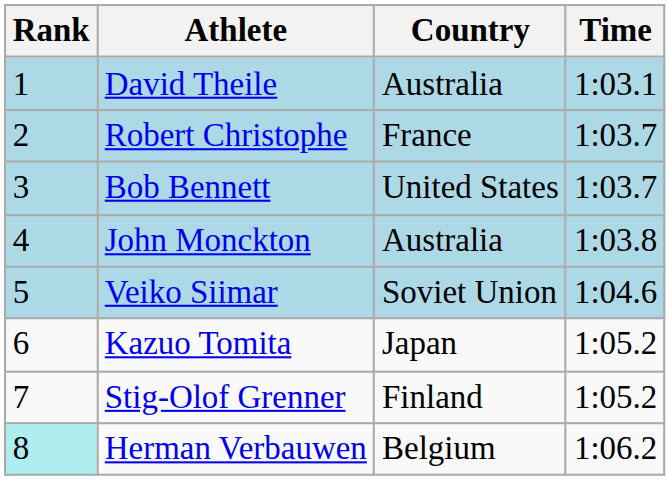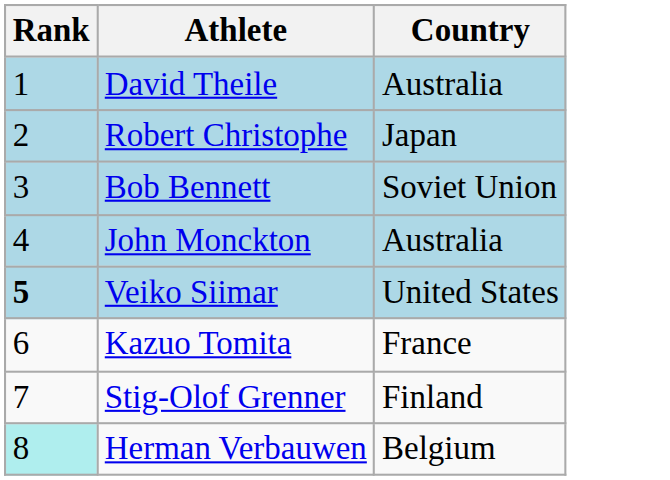- column: (616, 30)
(427, 135) France -> (420, 135) Japan
(470, 187) United States -> (469, 187) Soviet Union
(21, 291) normal -> (21, 291) bold
(469, 291) Soviet Union -> (470, 291) United States
(420, 344) Japan -> (427, 344) France
